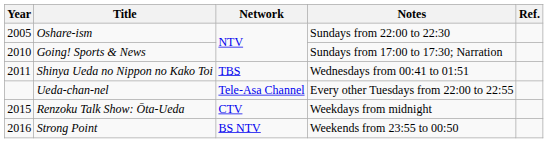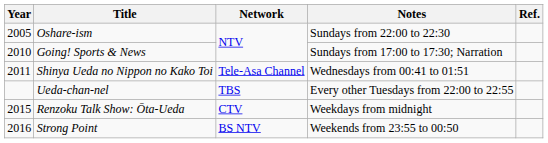(229, 71) TBS -> (261, 71) Tele-Asa Channel
(261, 90) Tele-Asa Channel -> (229, 90) TBS
